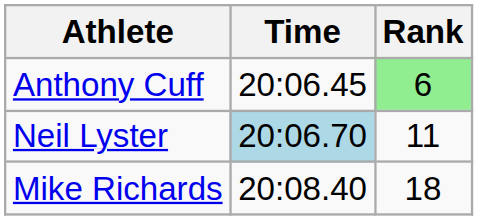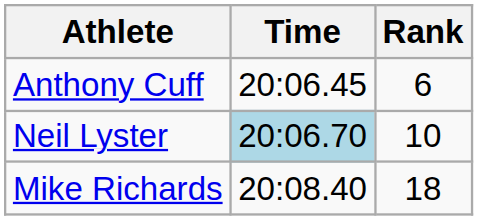(423, 84) lightgreen background -> (423, 84) no background
(423, 136) 11 -> (423, 136) 10
